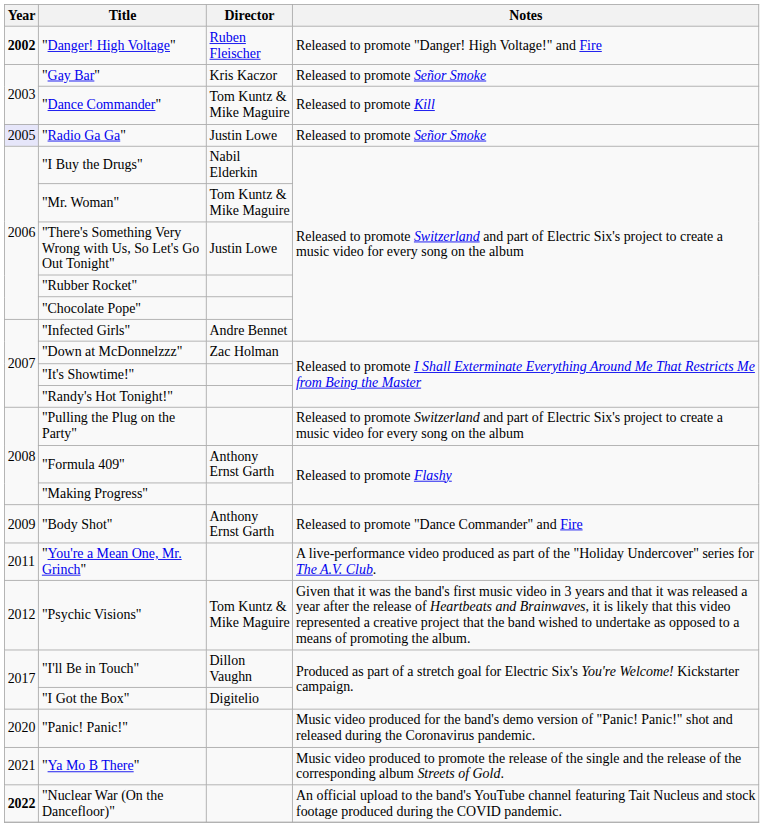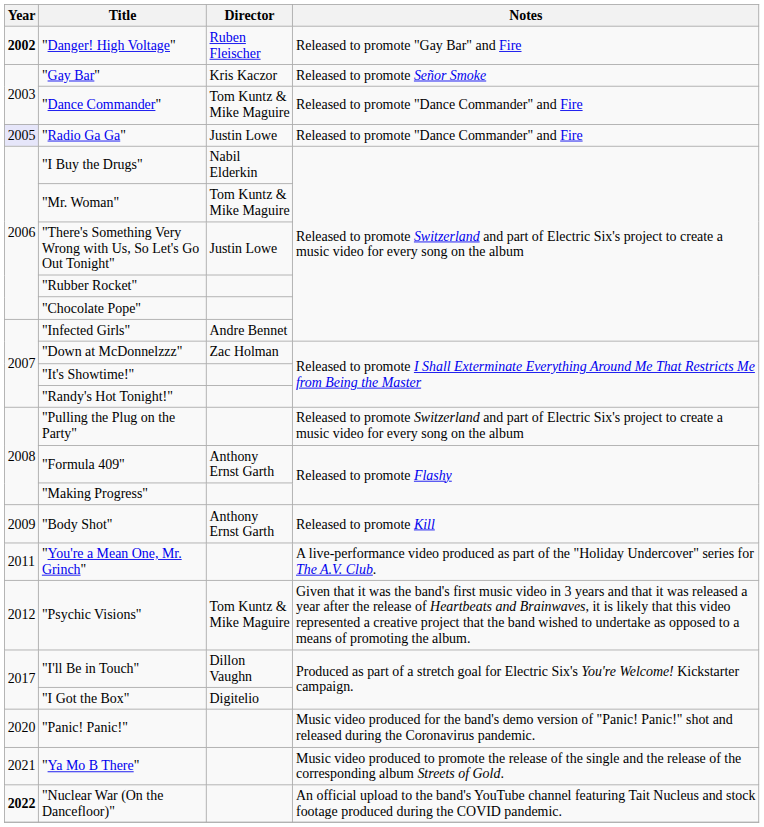(449, 45) Released to promote "Danger! High Voltage!" and Fire -> (409, 45) Released to promote "Gay Bar" and Fire
(365, 105) Released to promote Kill -> (439, 105) Released to promote "Dance Commander" and Fire
(391, 135) Released to promote Señor Smoke -> (439, 135) Released to promote "Dance Commander" and Fire
(439, 523) Released to promote "Dance Commander" and Fire -> (365, 523) Released to promote Kill
